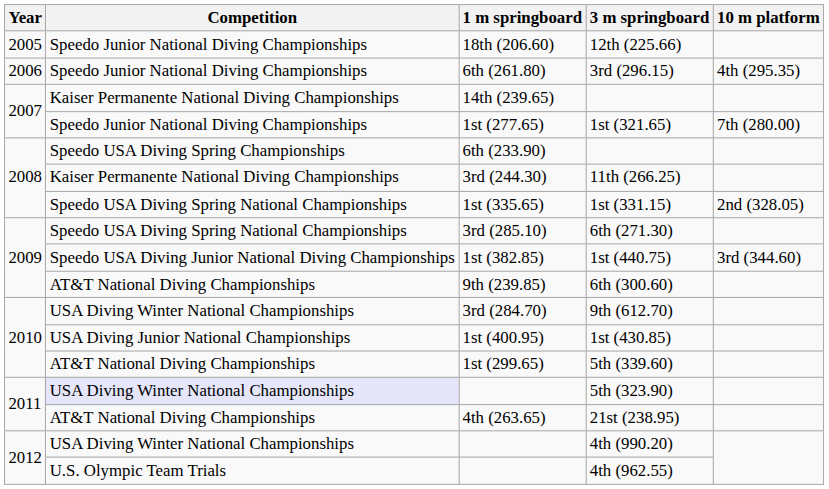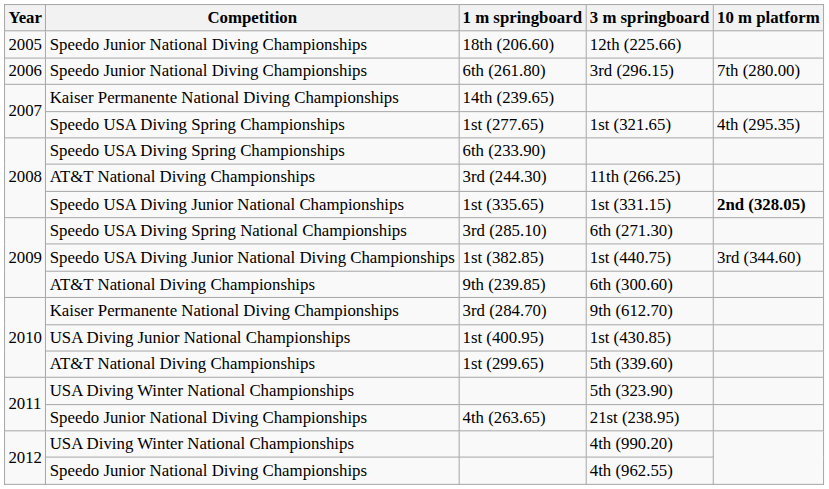(759, 71) 4th (295.35) -> (759, 71) 7th (280.00)
(208, 124) Speedo Junior National Diving Championships -> (197, 124) Speedo USA Diving Spring Championships
(759, 124) 7th (280.00) -> (759, 124) 4th (295.35)
(224, 177) Kaiser Permanente National Diving Championships -> (182, 177) AT&T National Diving Championships
(228, 204) Speedo USA Diving Spring National Championships -> (227, 204) Speedo USA Diving Junior National Championships
(760, 204) normal -> (761, 204) bold
(202, 310) USA Diving Winter National Championships -> (224, 310) Kaiser Permanente National Diving Championships
(202, 390) lavender background -> (202, 390) no background
(182, 417) AT&T National Diving Championships -> (208, 417) Speedo Junior National Diving Championships
(138, 470) U.S. Olympic Team Trials -> (208, 470) Speedo Junior National Diving Championships
